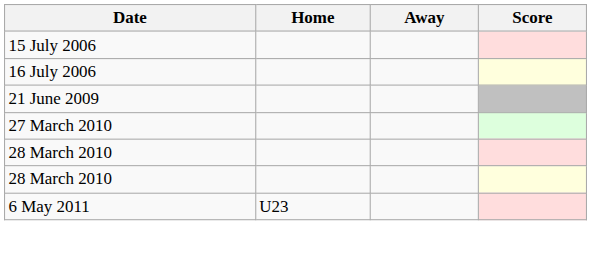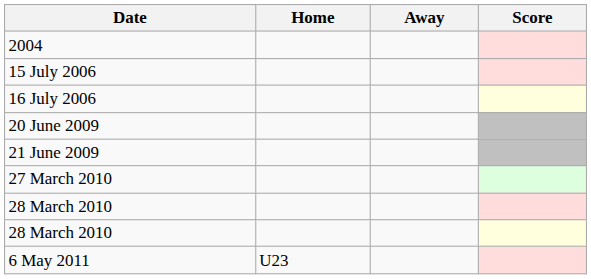+ row: (25, 44)
+ row: (54, 125)
